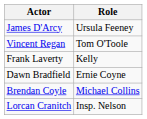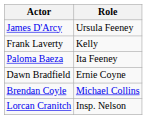- row: (36, 43)
+ row: (35, 59)
